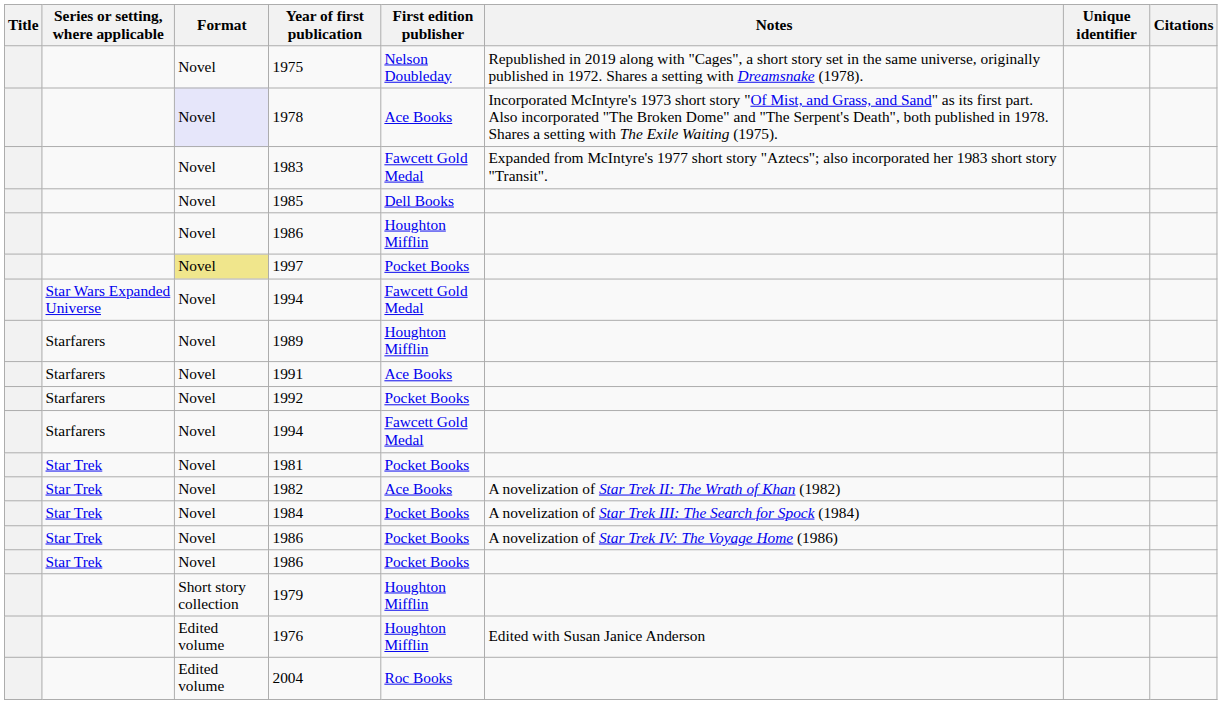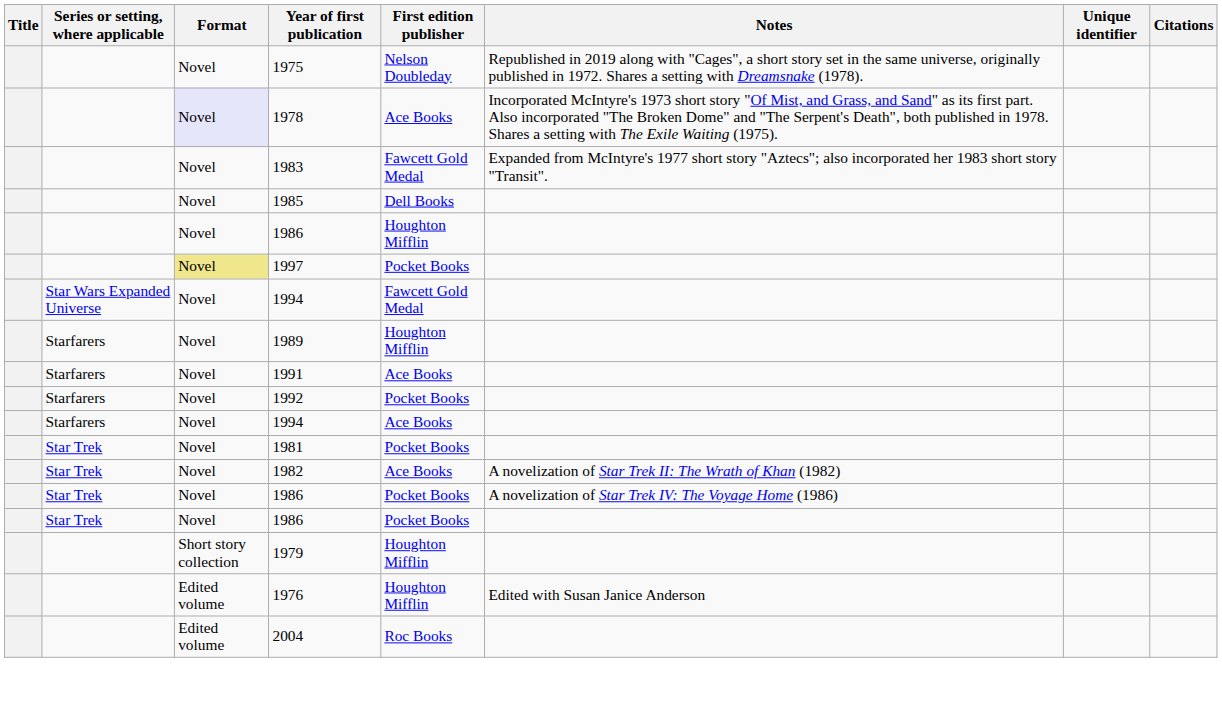(426, 431) Fawcett Gold Medal -> (418, 422) Ace Books
- row: (74, 513)
